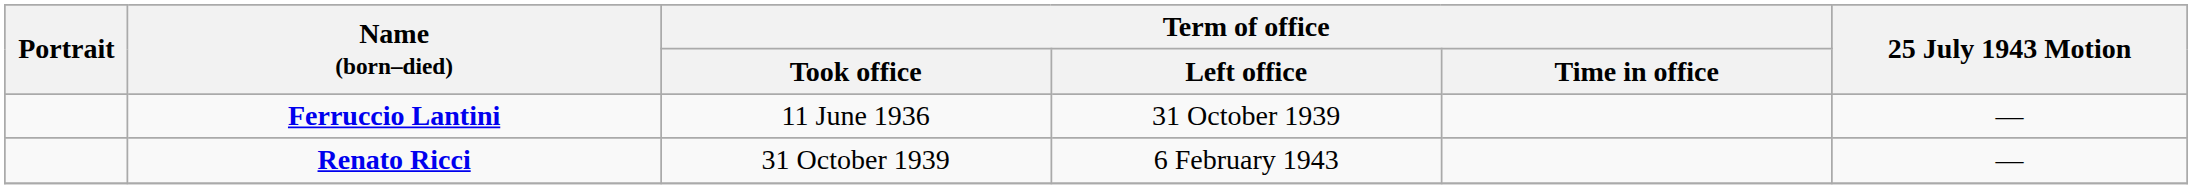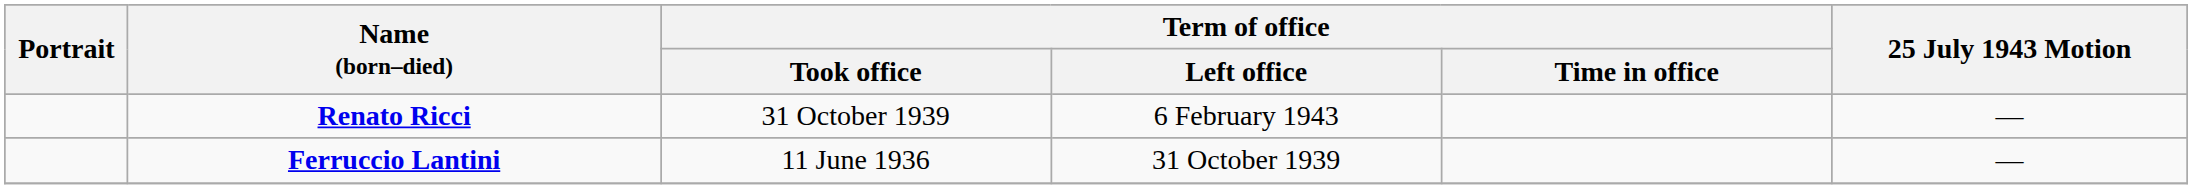rows swapped: (394, 115) <-> (394, 159)
